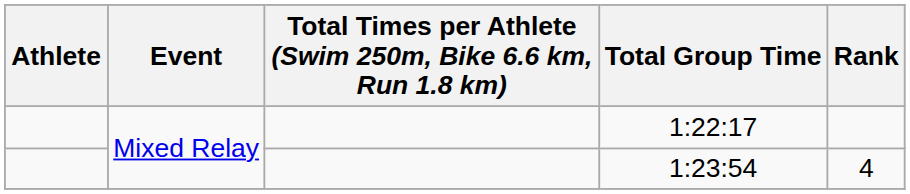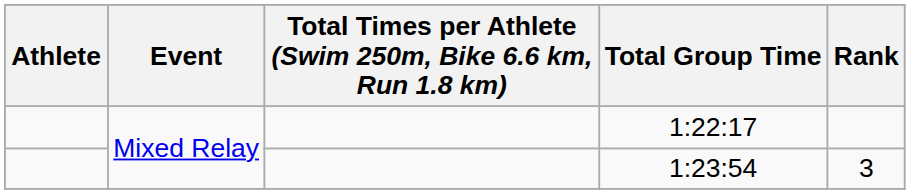(866, 169) 4 -> (866, 169) 3
